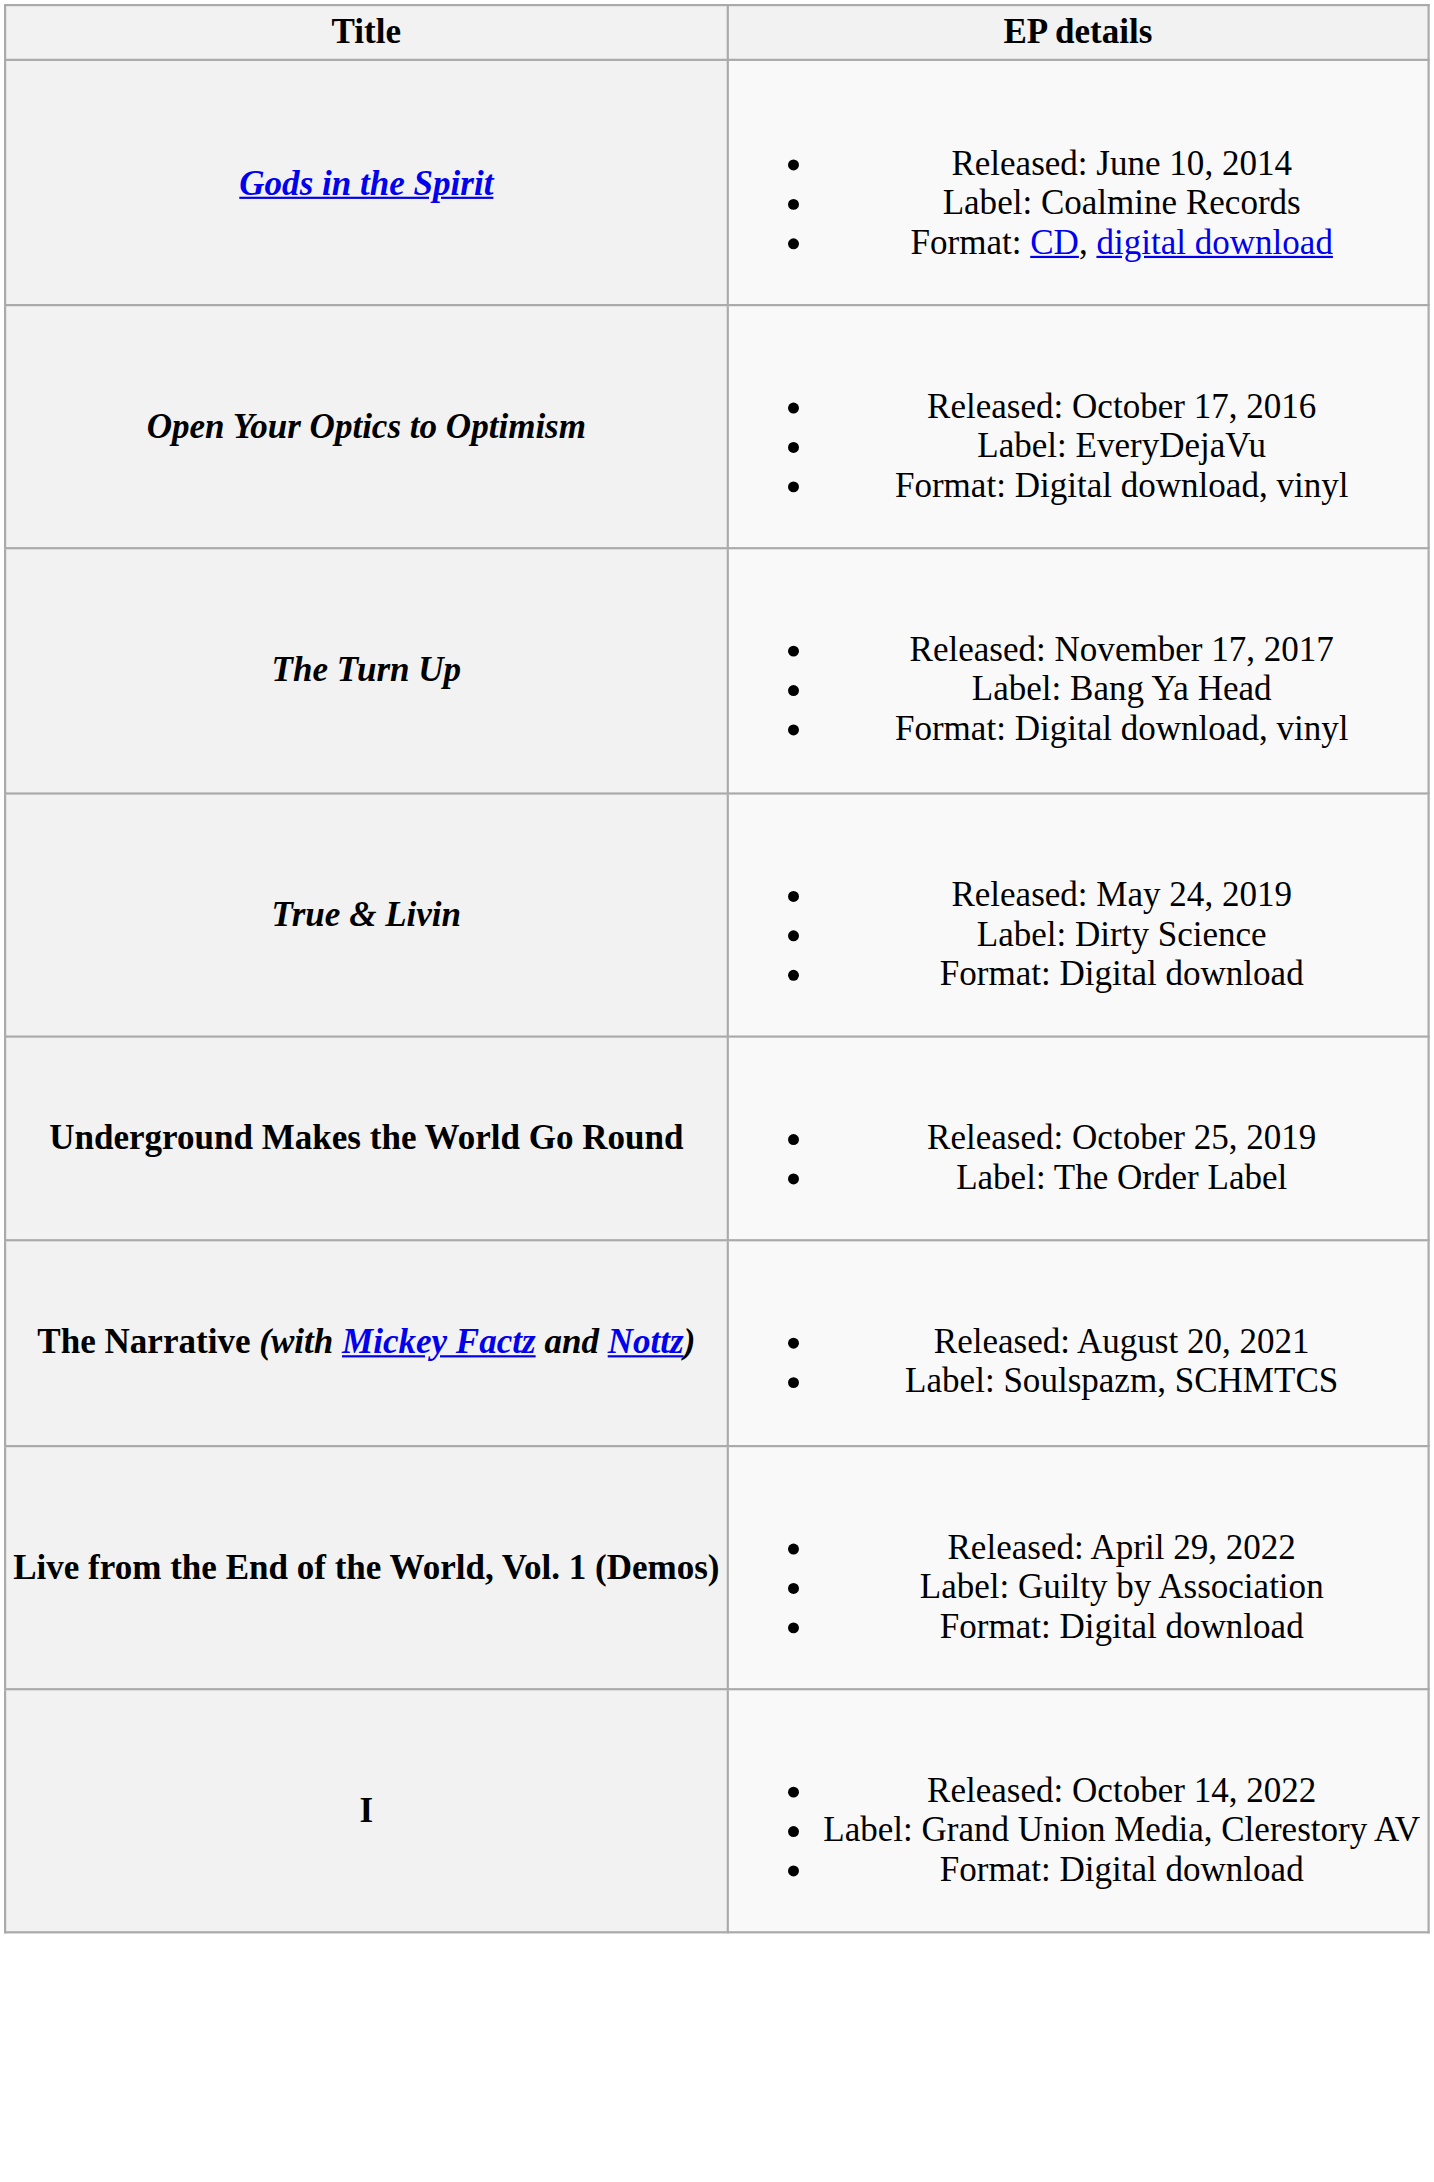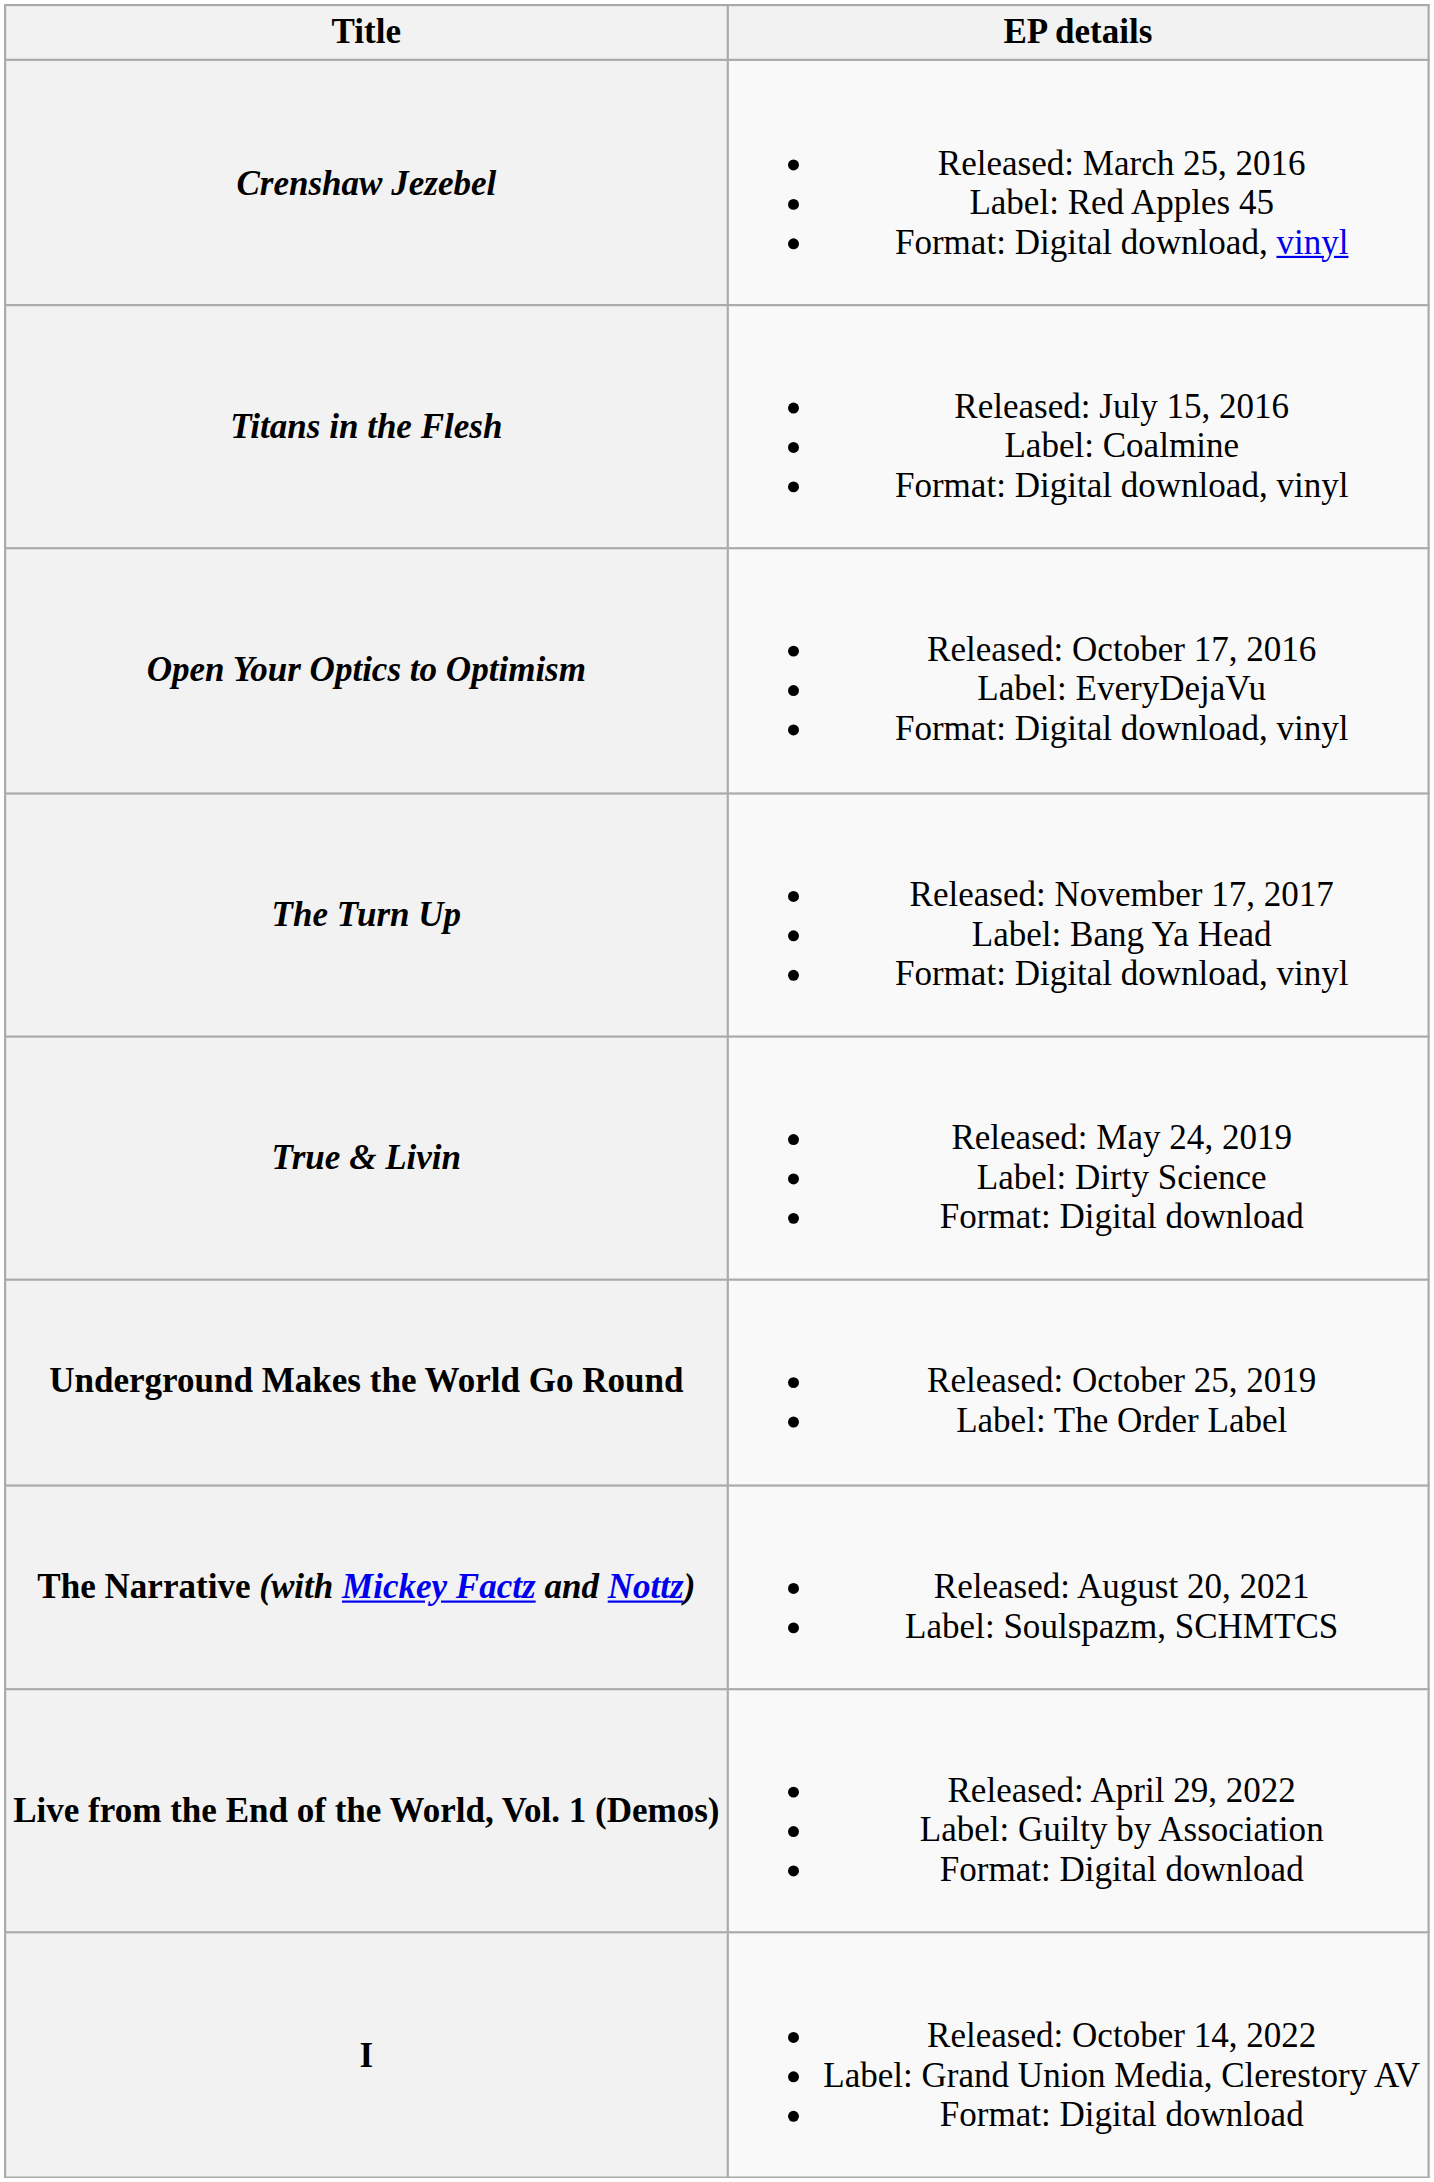- row: (366, 182)
+ row: (366, 182)
+ row: (366, 425)
